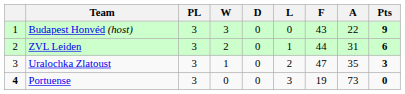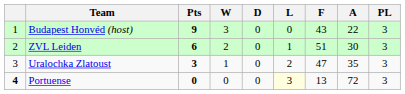columns swapped: (194, 13) <-> (385, 13)
(321, 47) 44 -> (321, 47) 51
(353, 47) 31 -> (353, 47) 30
(289, 81) no background -> (289, 81) lightyellow background
(321, 81) 19 -> (321, 81) 13
(353, 81) 73 -> (353, 81) 72
